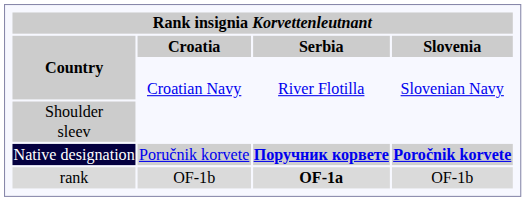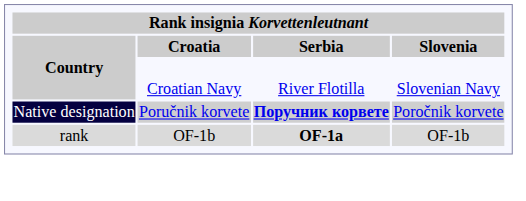- row: (74, 121)
(452, 154) bold -> (448, 112) normal
